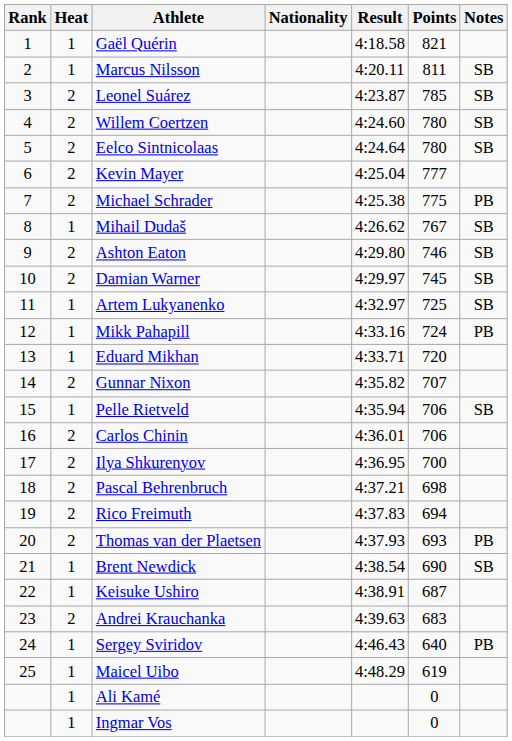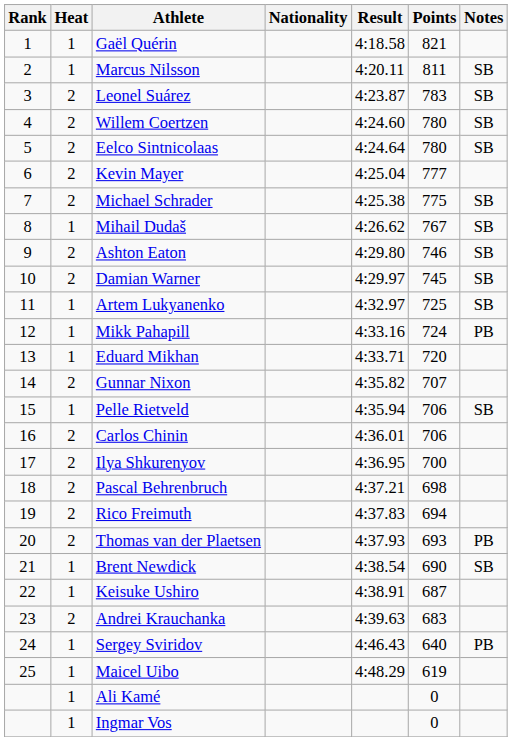(434, 95) 785 -> (434, 95) 783
(484, 200) PB -> (484, 200) SB
